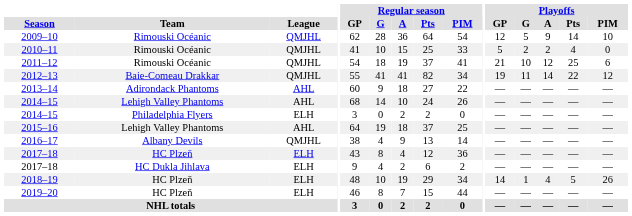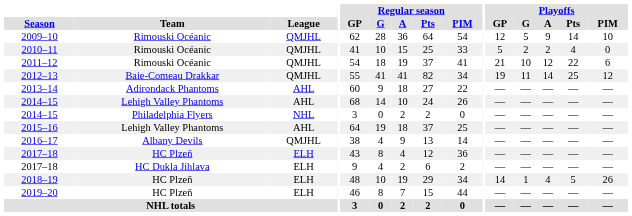(573, 62) 25 -> (573, 62) 22
(573, 75) 22 -> (573, 75) 25
(304, 114) ELH -> (304, 114) NHL
